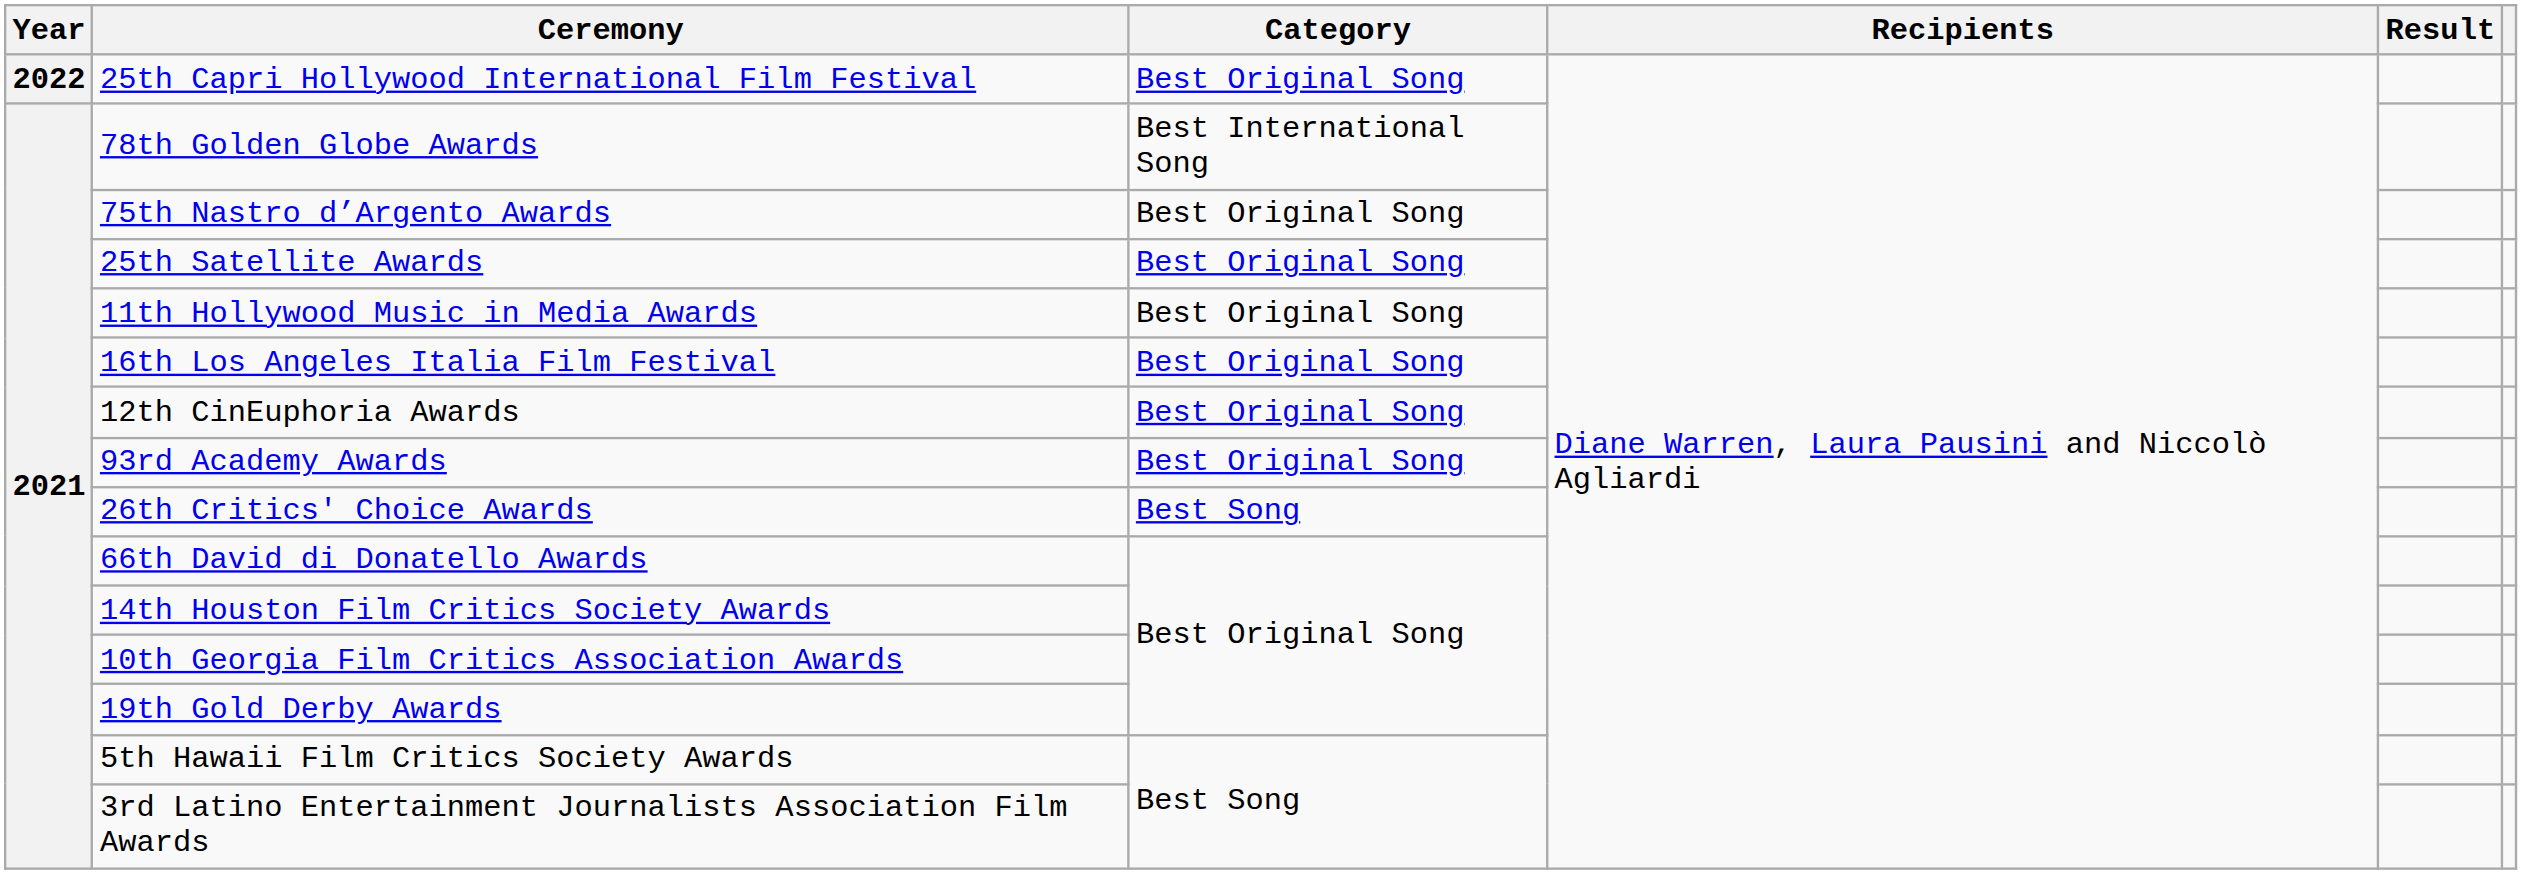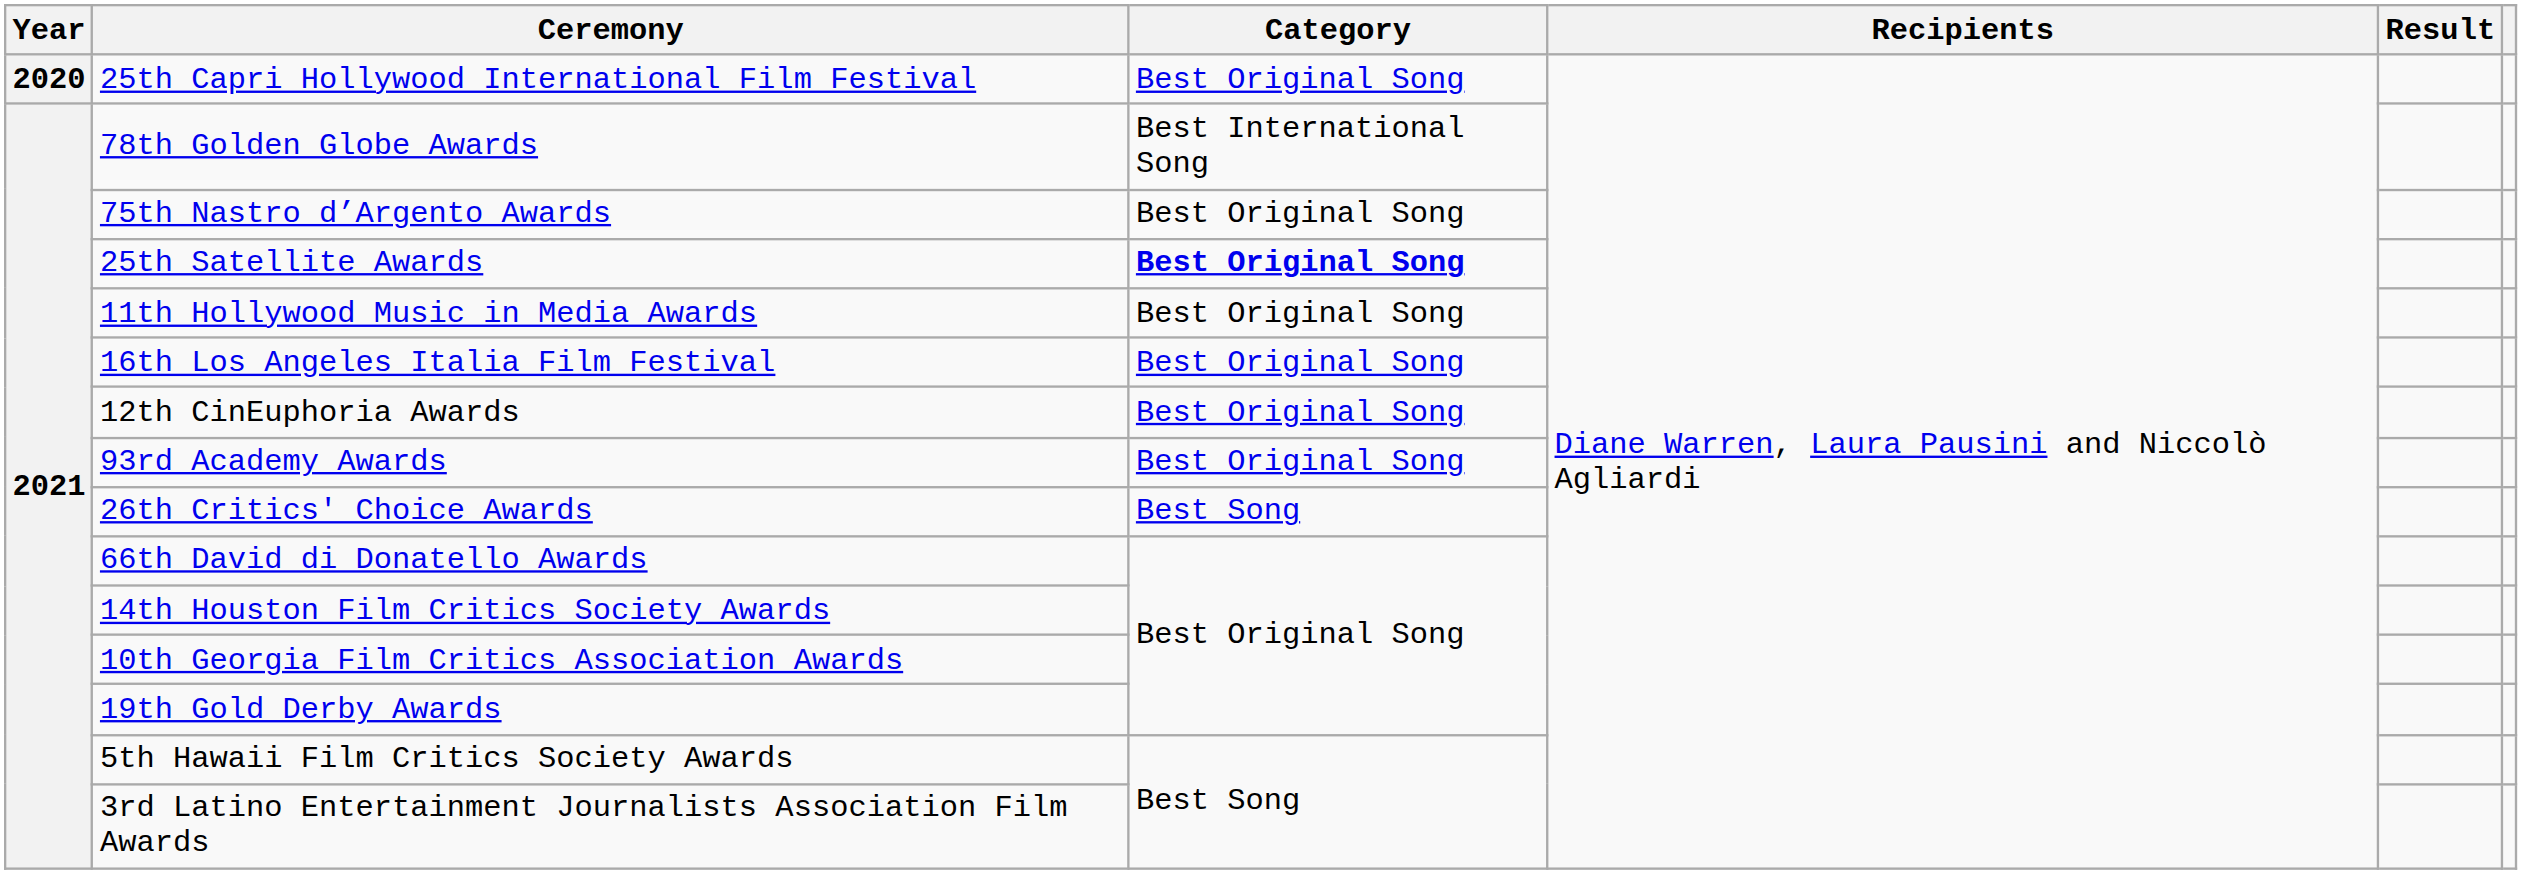(49, 80) 2022 -> (49, 80) 2020
(1300, 263) normal -> (1300, 263) bold
